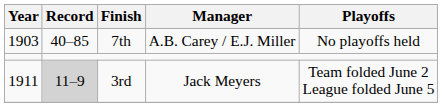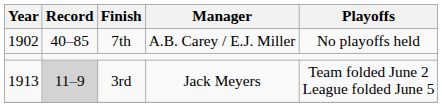(23, 41) 1903 -> (23, 41) 1902
(23, 81) 1911 -> (23, 81) 1913
